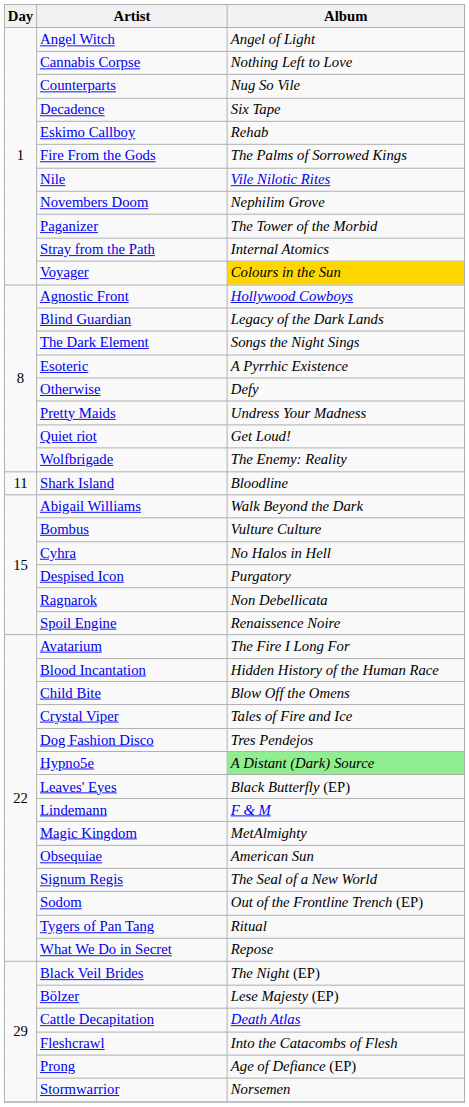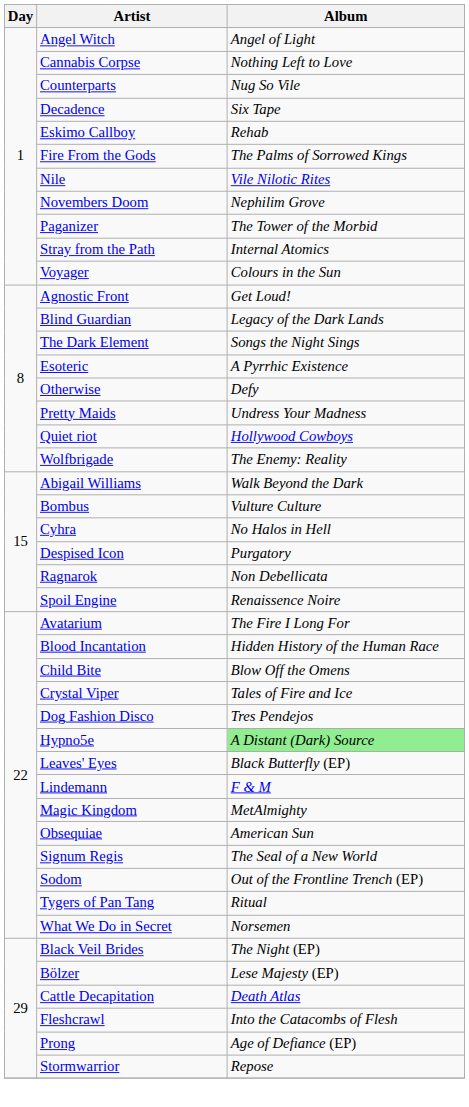(286, 272) gold background -> (286, 272) no background
(292, 296) Hollywood Cowboys -> (261, 296) Get Loud!
(261, 436) Get Loud! -> (292, 436) Hollywood Cowboys
- row: (77, 483)
(252, 949) Repose -> (261, 926) Norsemen
(261, 1090) Norsemen -> (252, 1066) Repose
